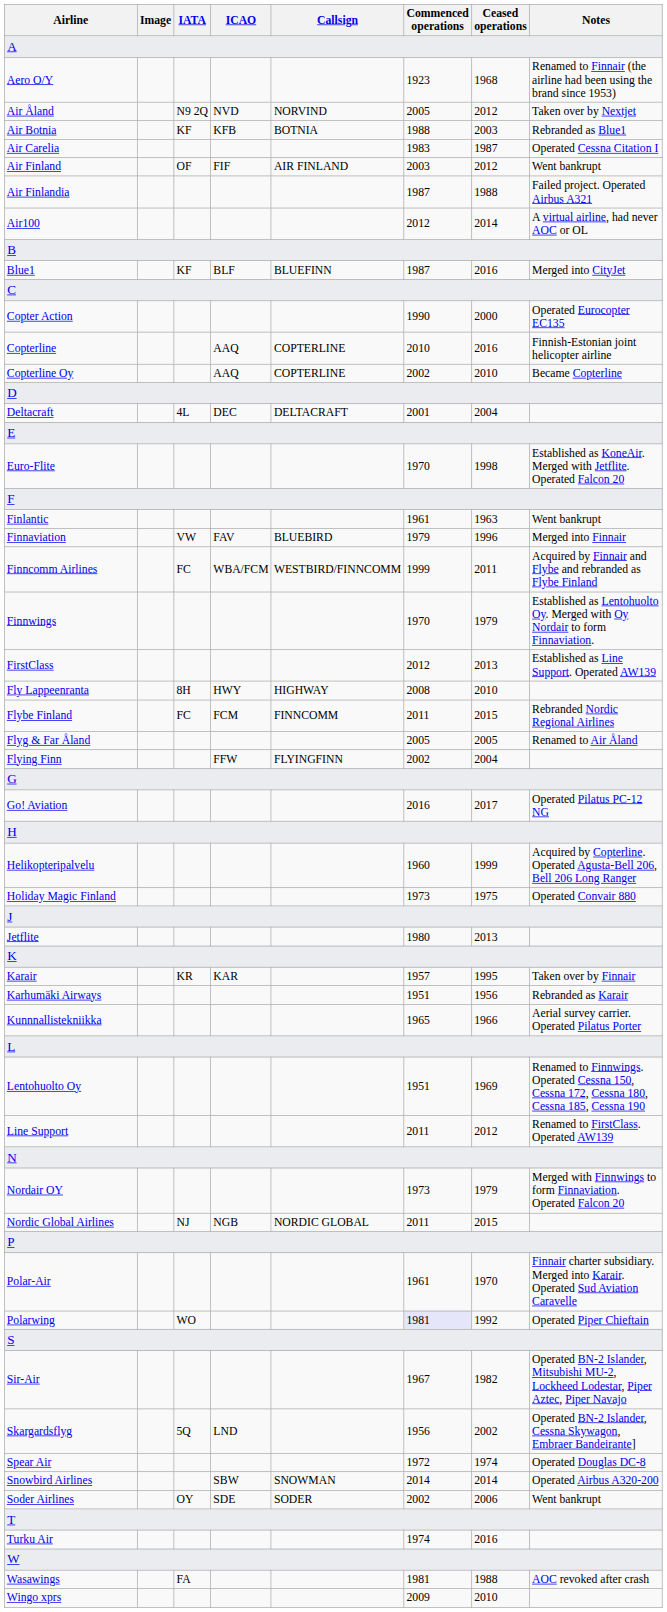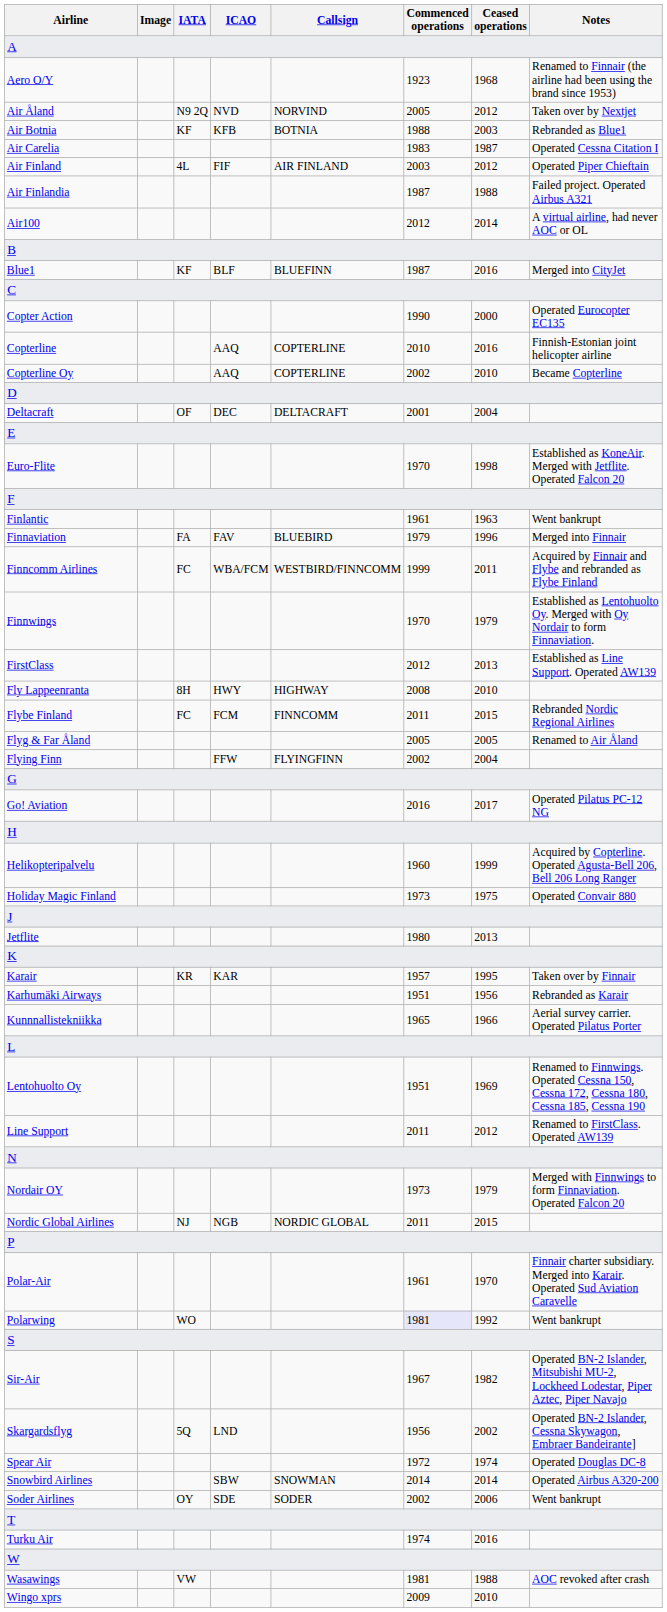(184, 167) OF -> (183, 167) 4L
(567, 167) Went bankrupt -> (590, 167) Operated Piper Chieftain
(183, 413) 4L -> (184, 413) OF
(186, 537) VW -> (184, 537) FA
(590, 1320) Operated Piper Chieftain -> (567, 1320) Went bankrupt
(184, 1579) FA -> (186, 1579) VW
